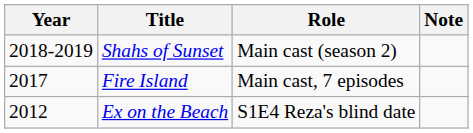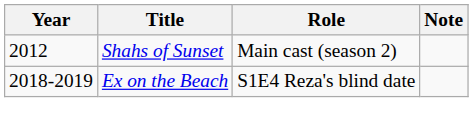(51, 50) 2018-2019 -> (28, 50) 2012
- row: (145, 81)
(28, 111) 2012 -> (51, 81) 2018-2019
